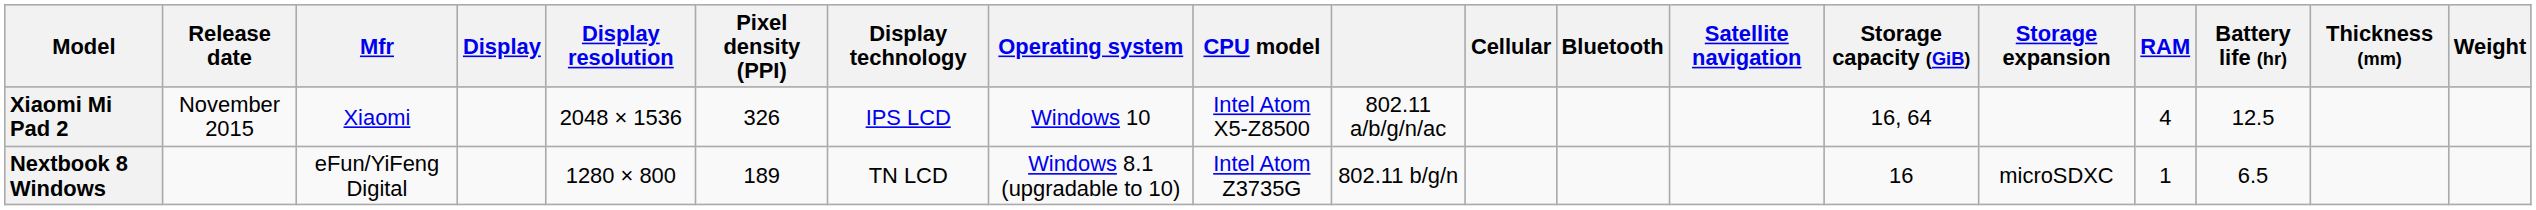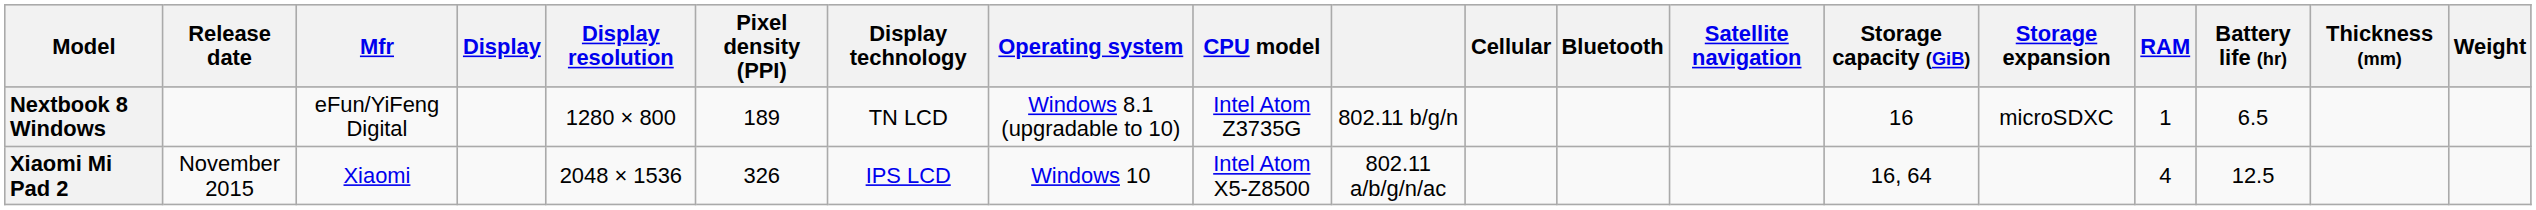rows swapped: (69, 175) <-> (61, 117)
